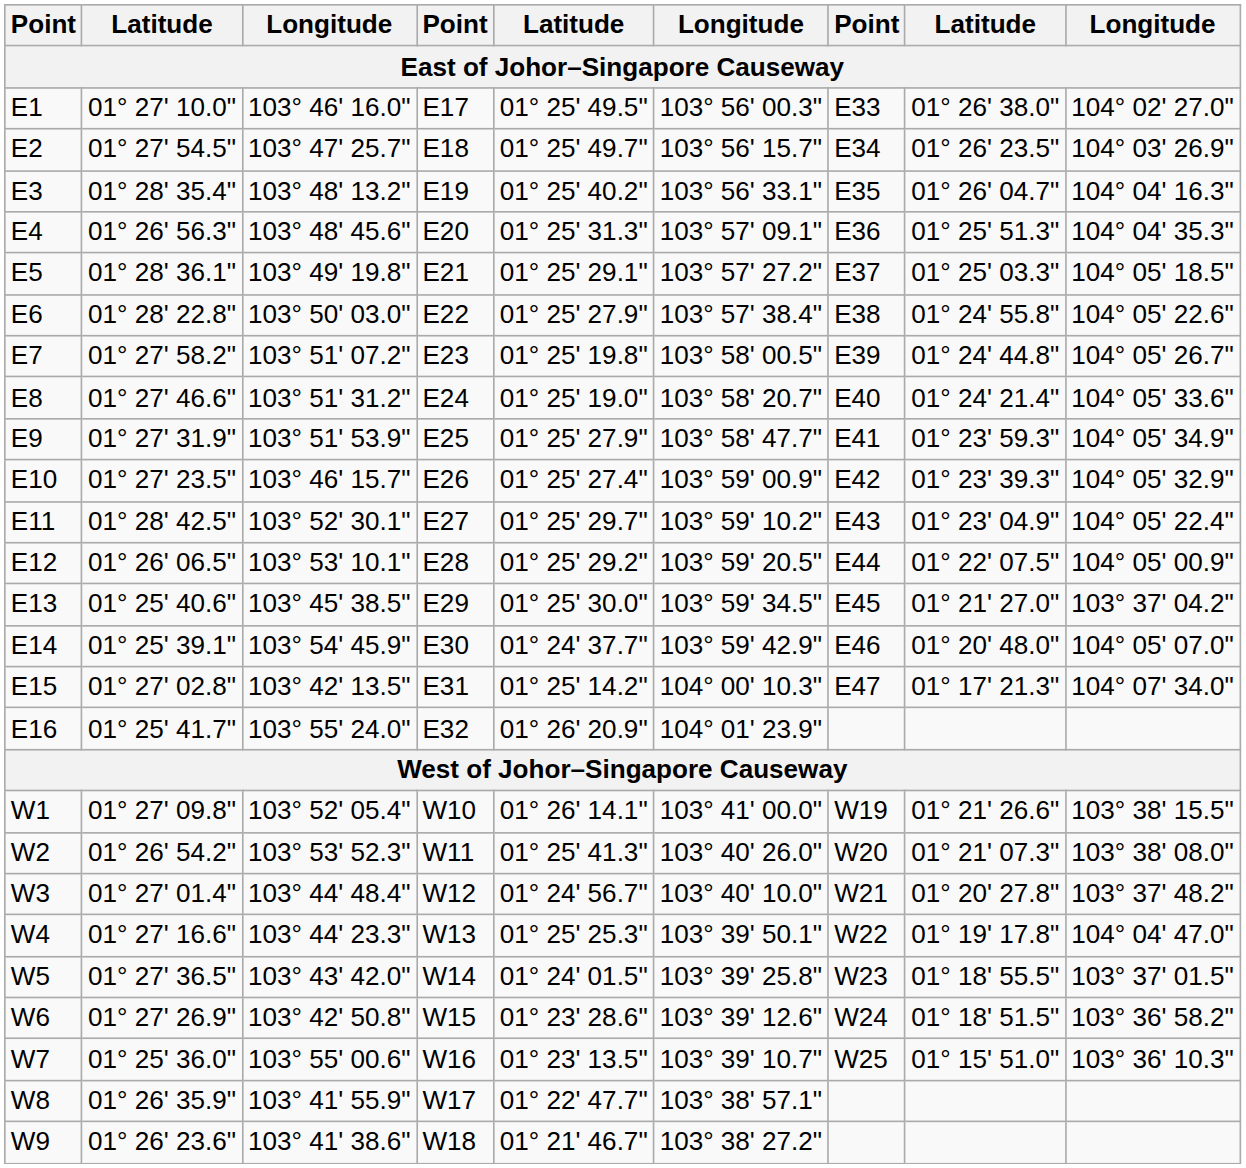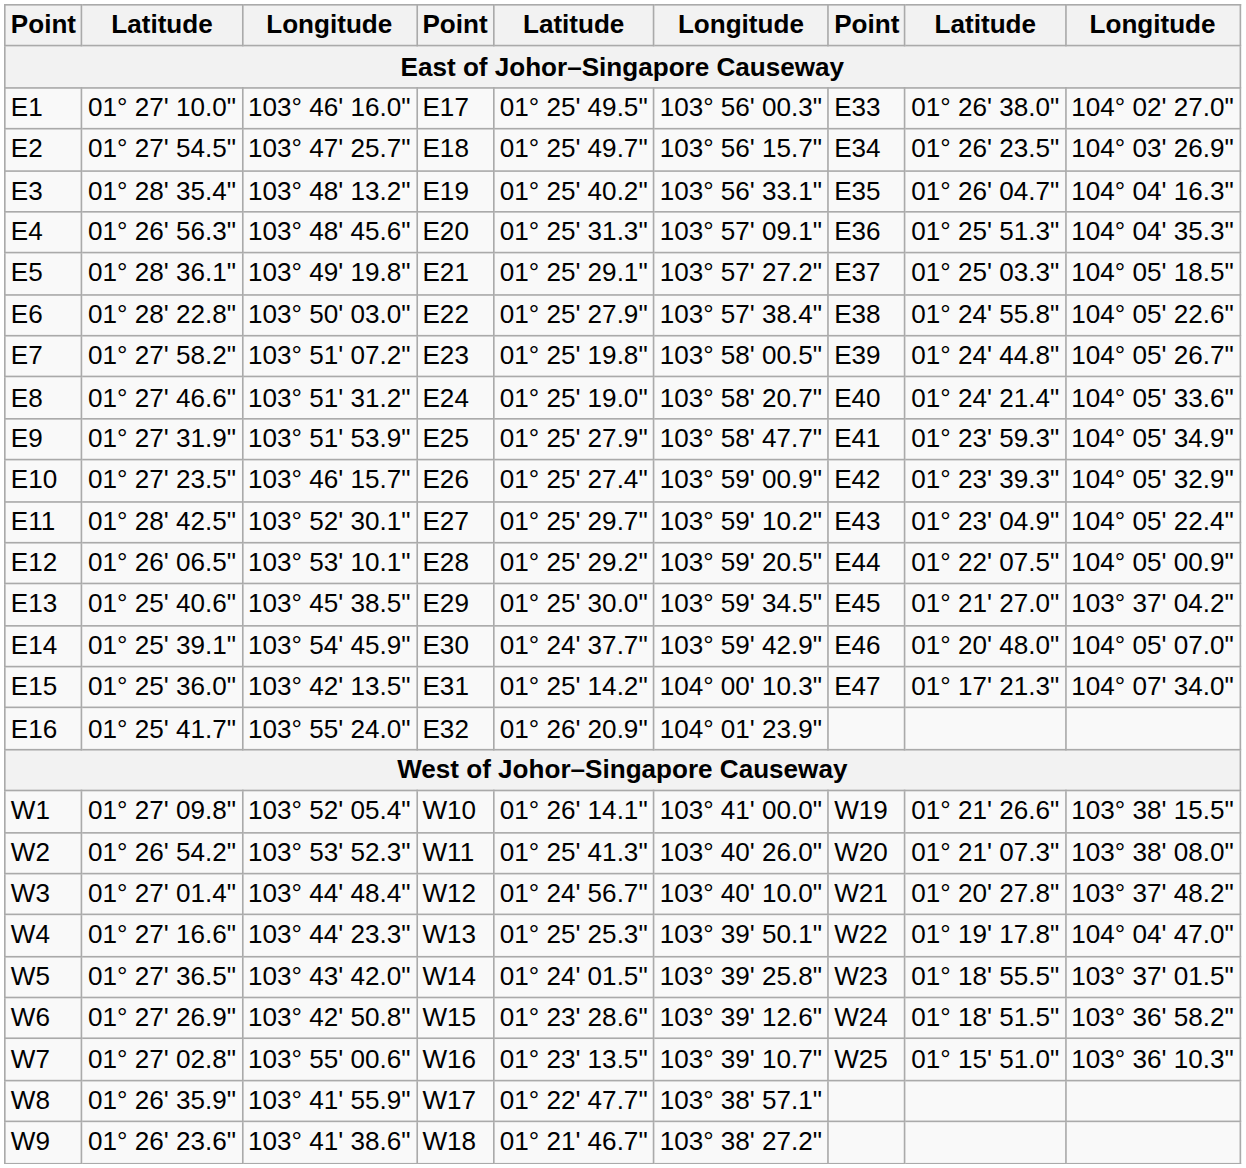(162, 686) 01° 27' 02.8" -> (162, 686) 01° 25' 36.0"
(162, 1059) 01° 25' 36.0" -> (162, 1059) 01° 27' 02.8"
